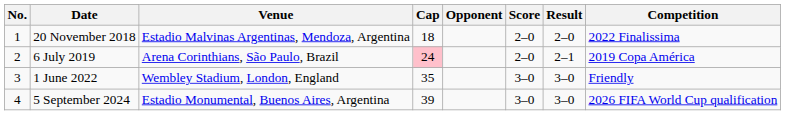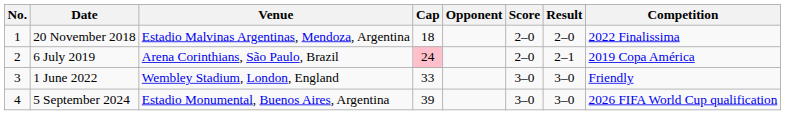(428, 78) 35 -> (428, 78) 33
